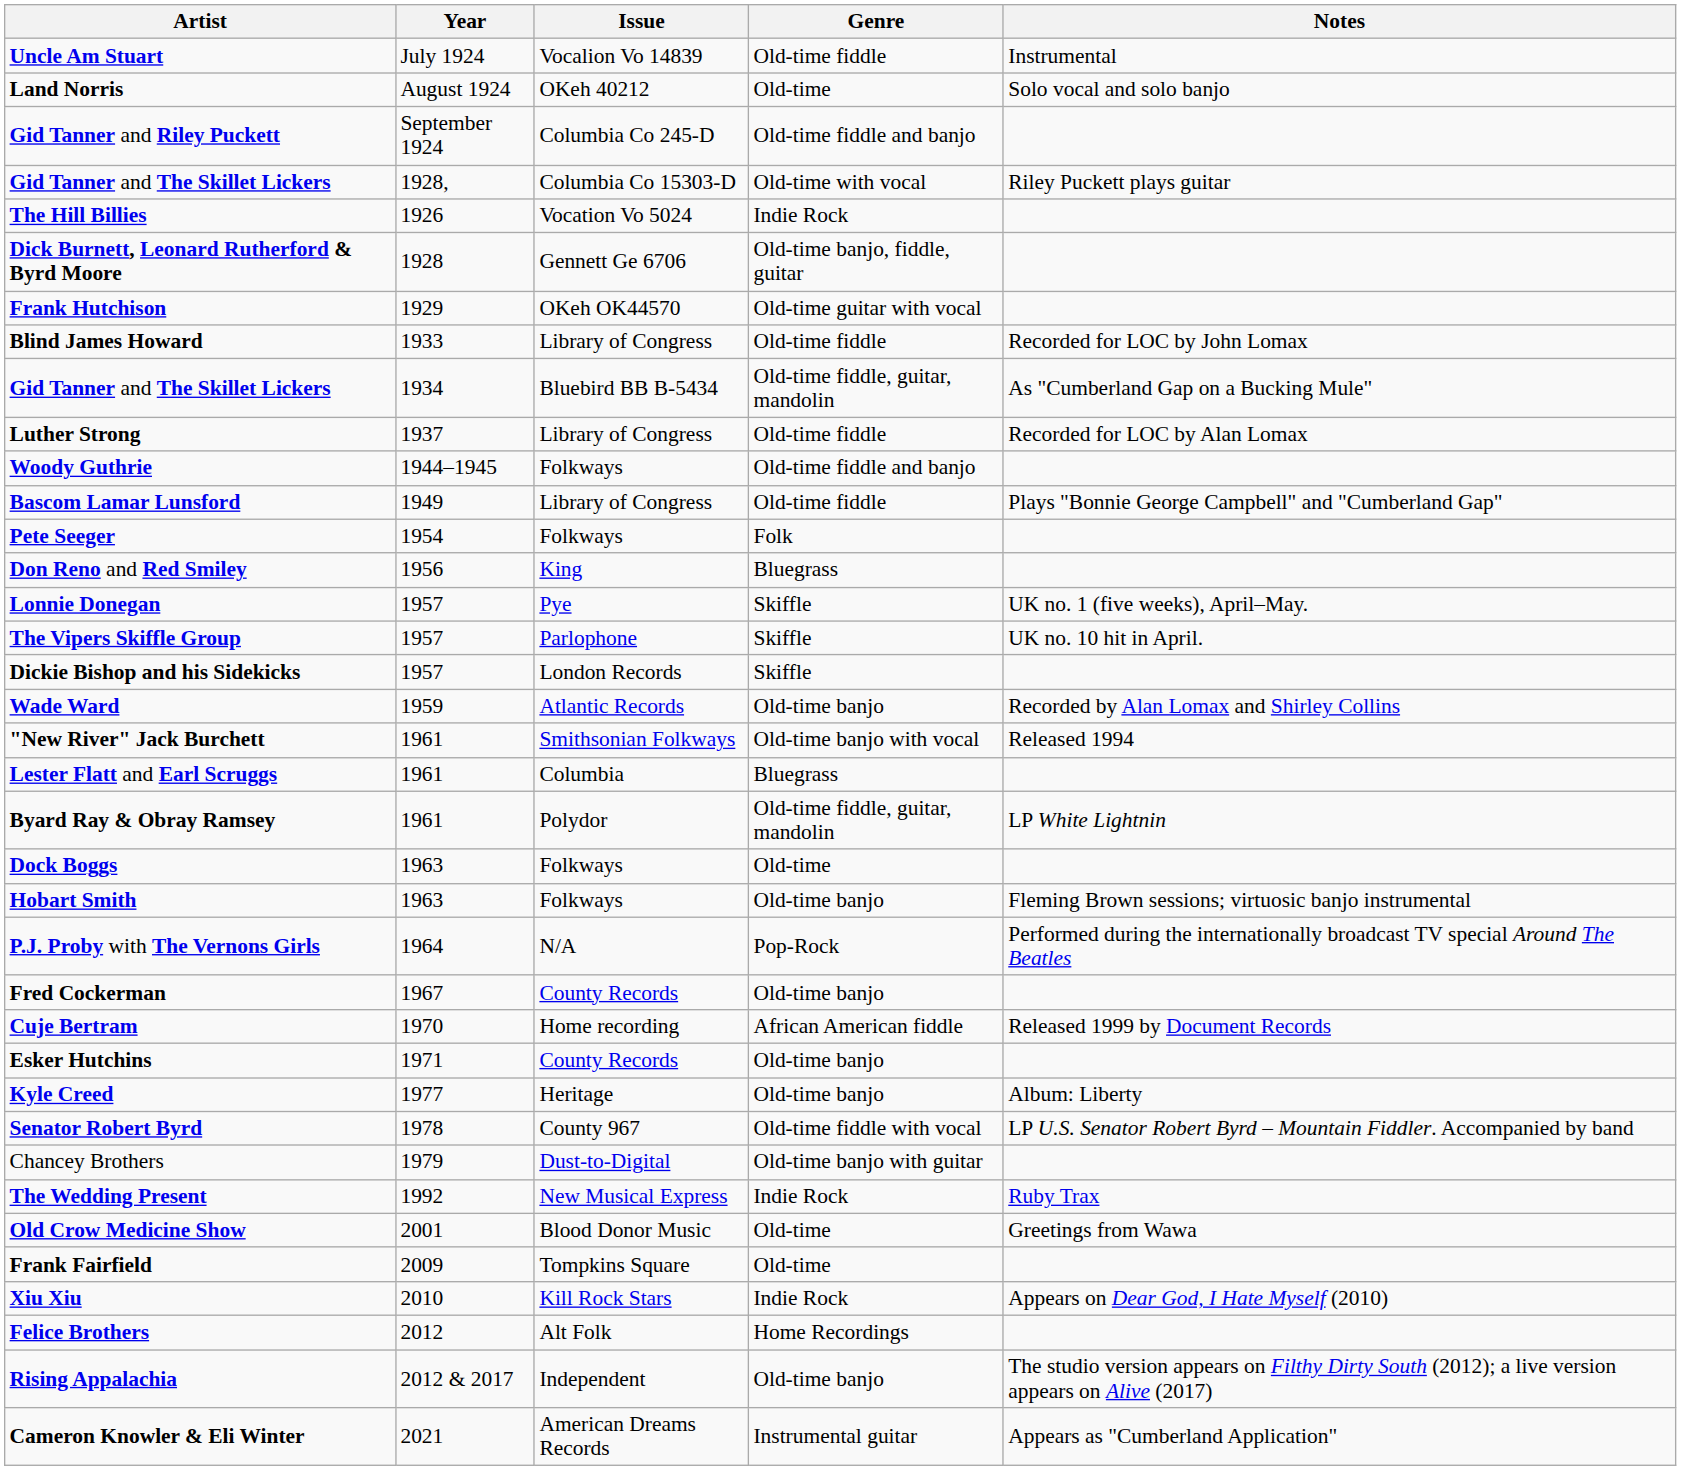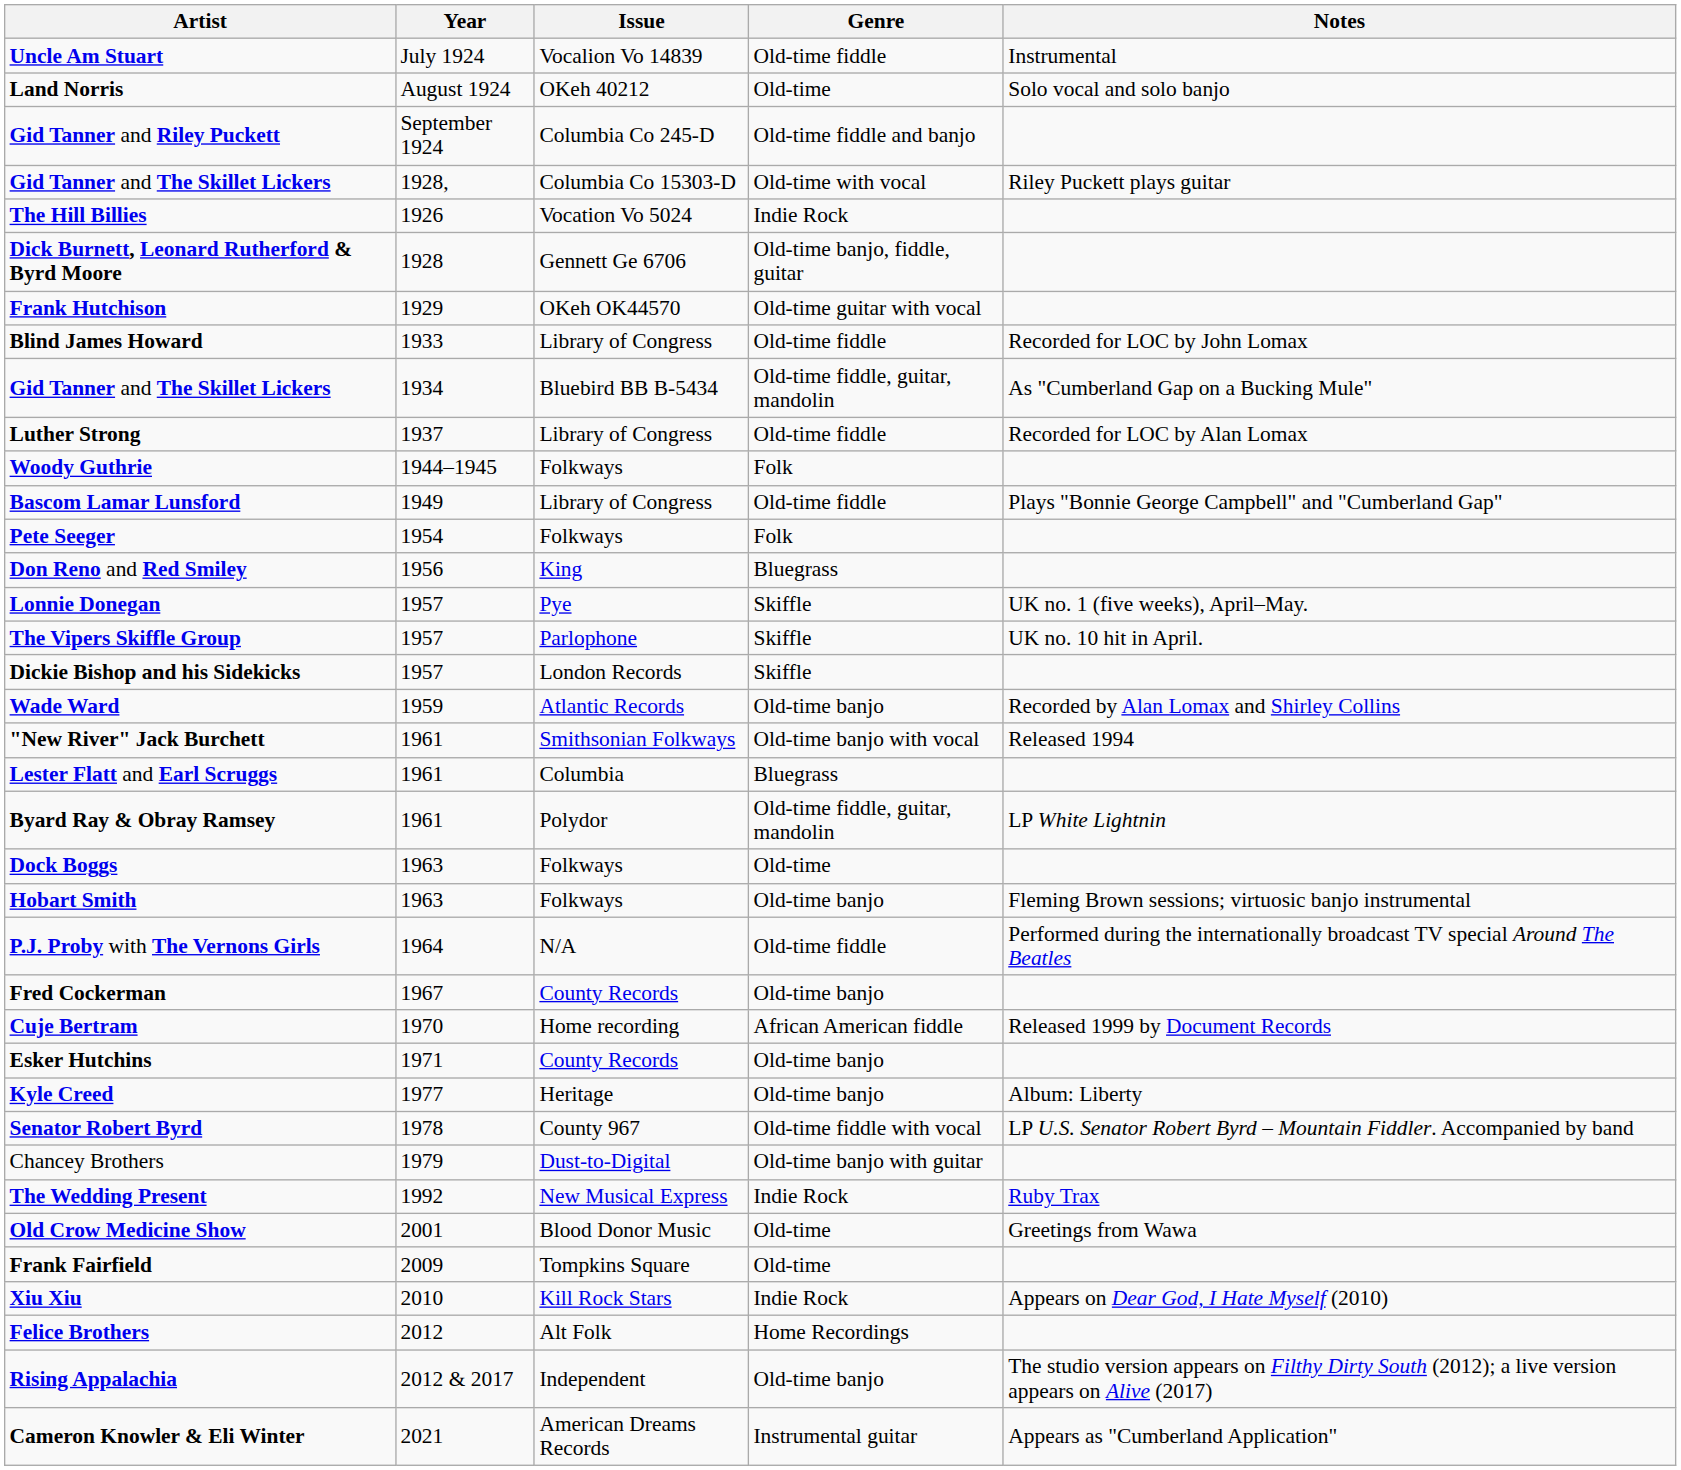(864, 467) Old-time fiddle and banjo -> (773, 467) Folk
(796, 946) Pop-Rock -> (820, 946) Old-time fiddle
